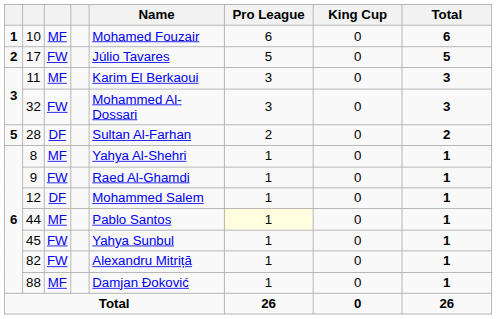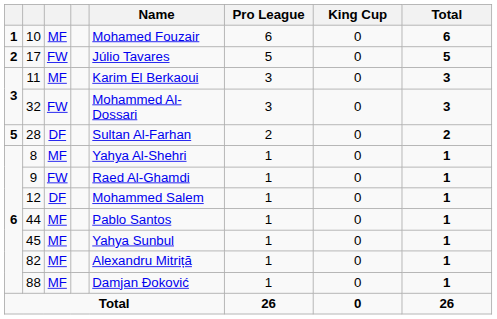(269, 219) lightyellow background -> (269, 219) no background
(57, 240) FW -> (57, 240) MF
(57, 261) FW -> (57, 261) MF
